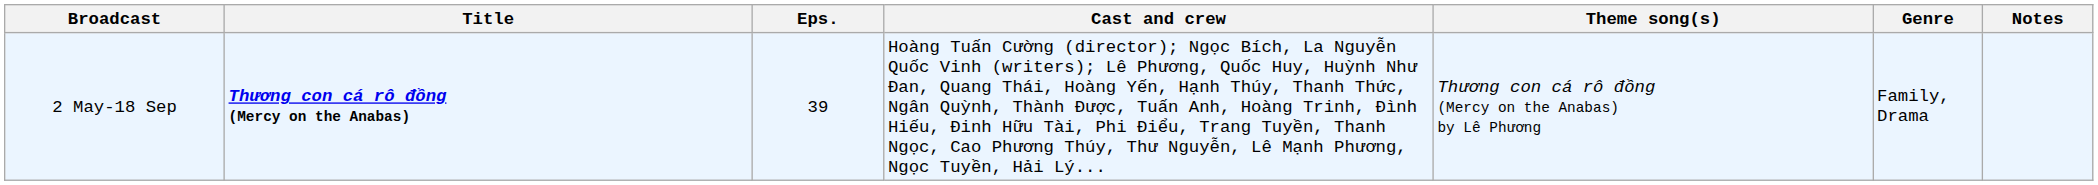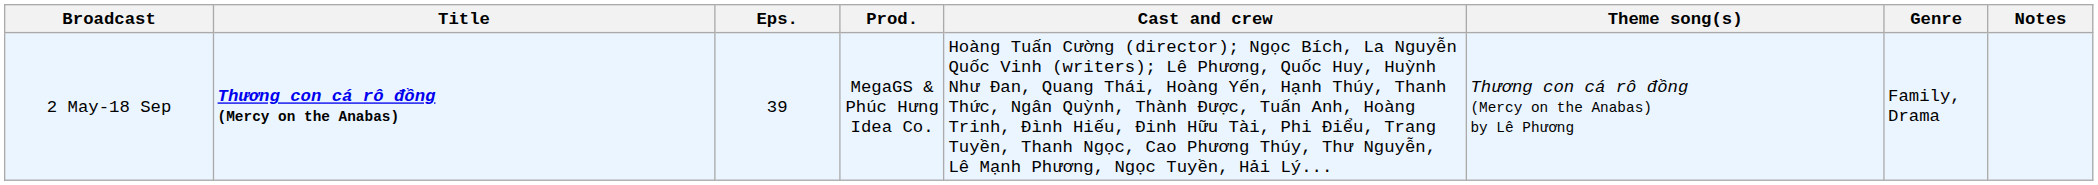+ column: (892, 19)
